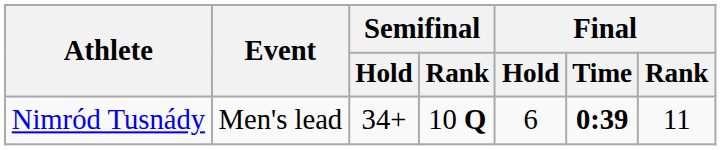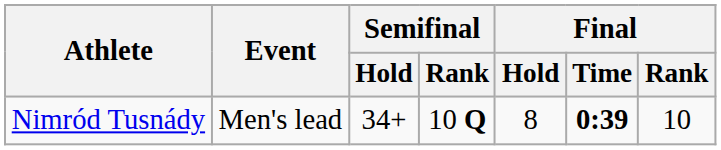(531, 120) 6 -> (531, 120) 8
(677, 120) 11 -> (677, 120) 10
